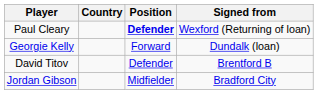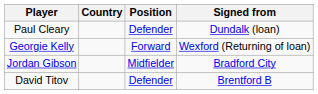(151, 30) bold -> (151, 30) normal
(245, 30) Wexford (Returning of loan) -> (245, 30) Dundalk (loan)
(245, 47) Dundalk (loan) -> (245, 47) Wexford (Returning of loan)
rows swapped: (42, 81) <-> (42, 64)
